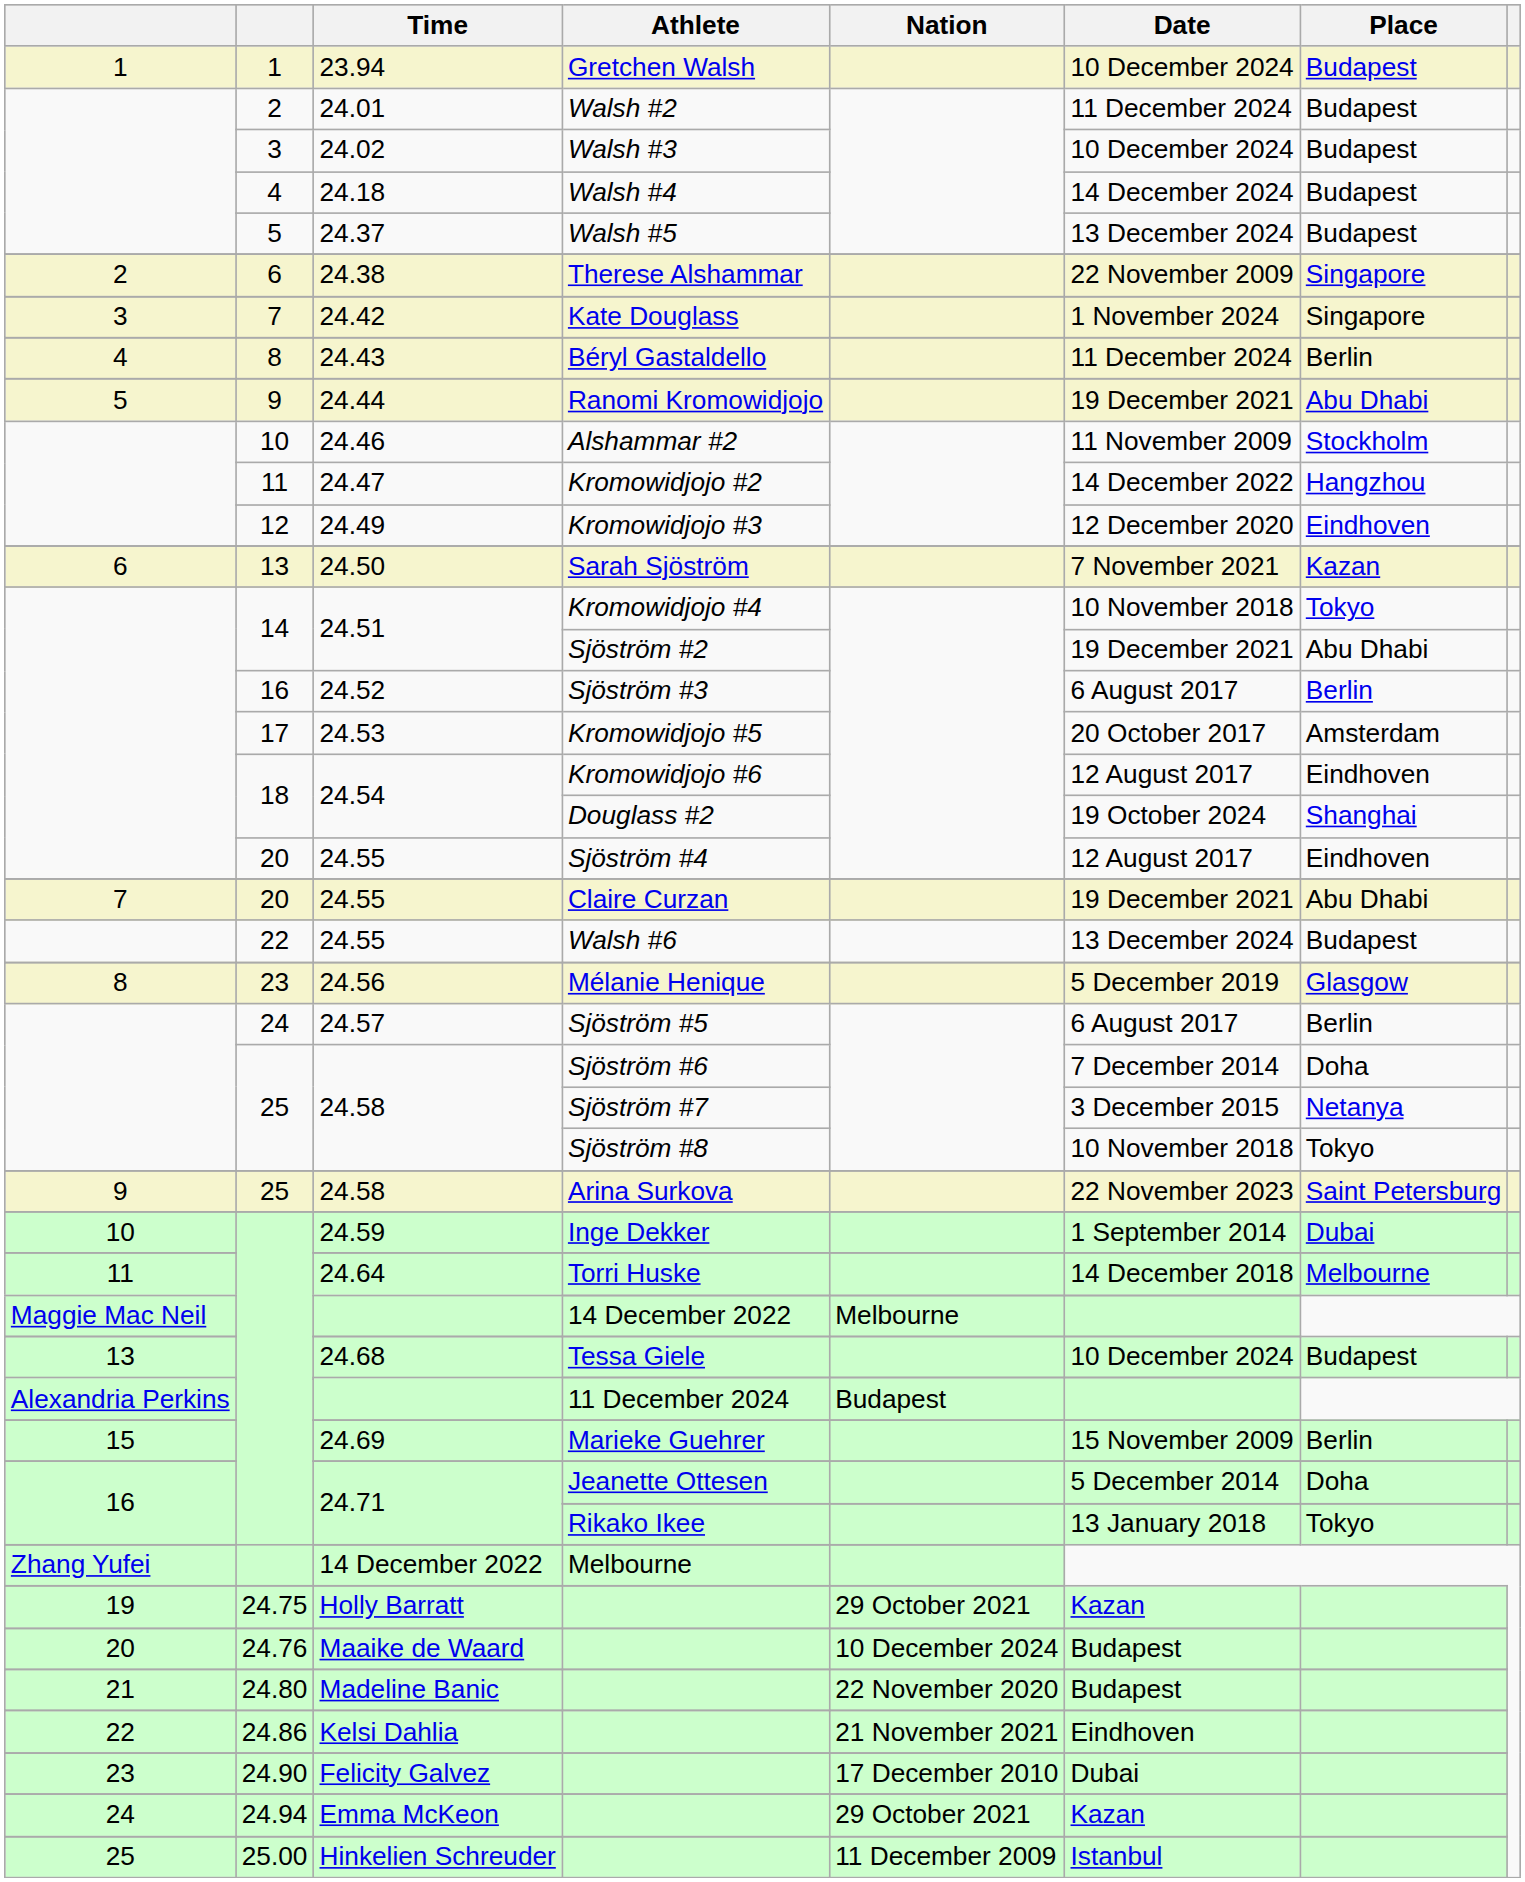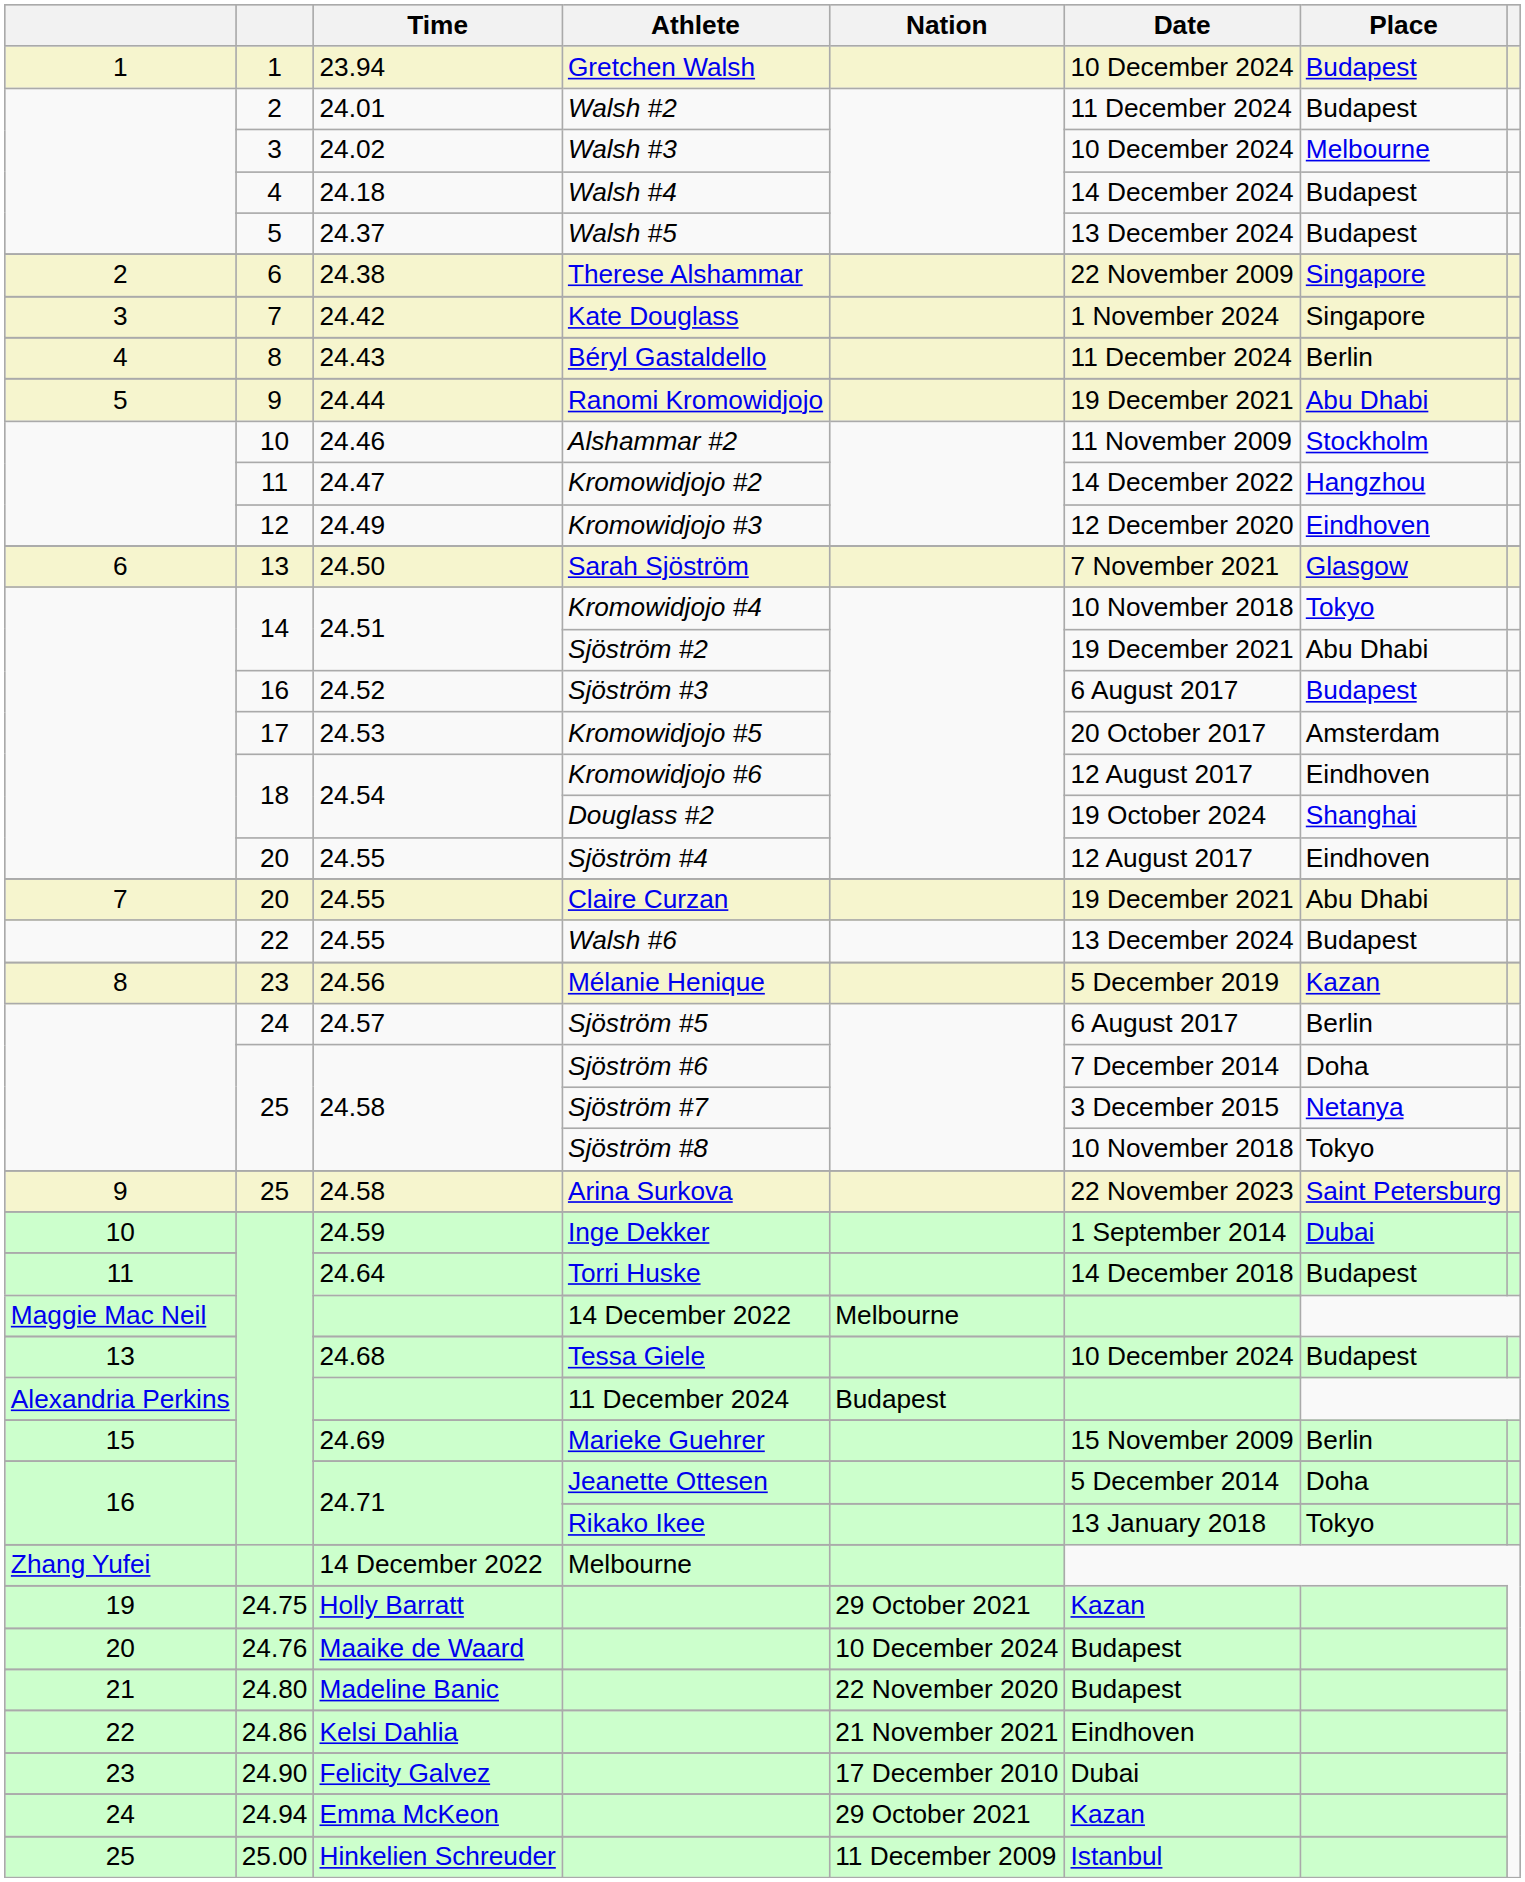(1361, 150) Budapest -> (1368, 150) Melbourne
(1343, 566) Kazan -> (1357, 566) Glasgow
(1339, 691) Berlin -> (1361, 691) Budapest
(1357, 982) Glasgow -> (1343, 982) Kazan
(1368, 1273) Melbourne -> (1361, 1273) Budapest
